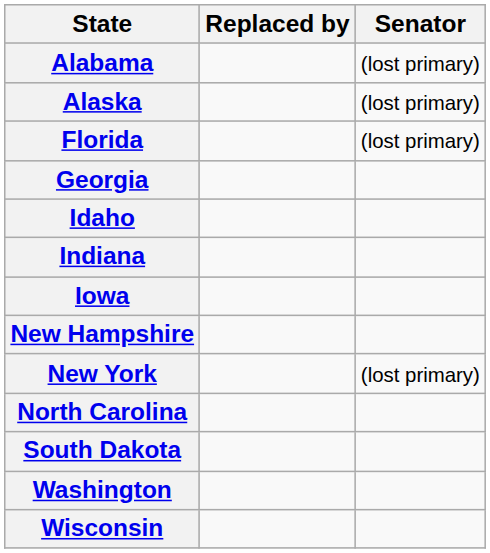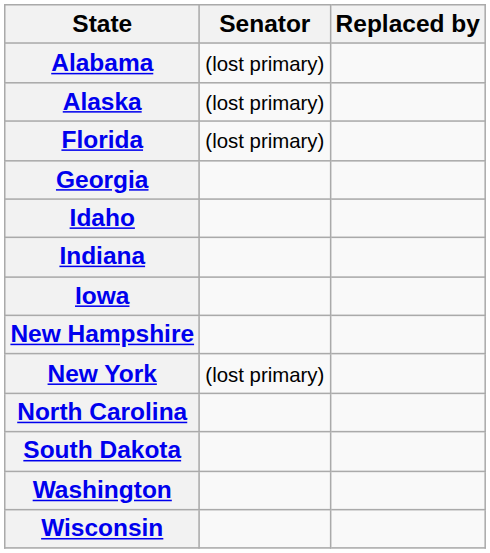columns swapped: (420, 23) <-> (277, 23)
